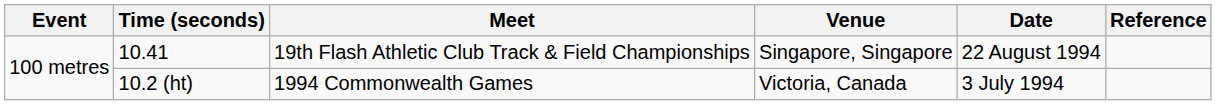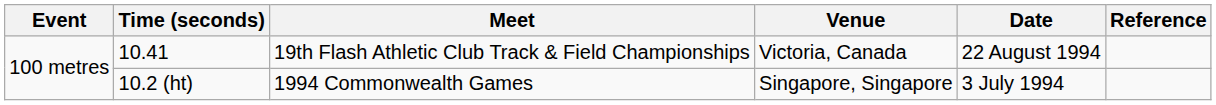(856, 52) Singapore, Singapore -> (833, 52) Victoria, Canada
(833, 83) Victoria, Canada -> (856, 83) Singapore, Singapore
